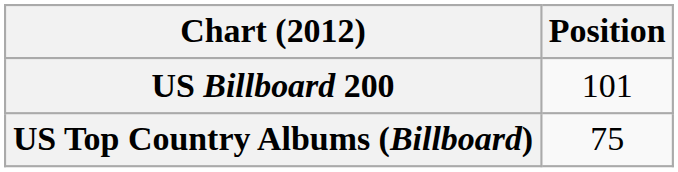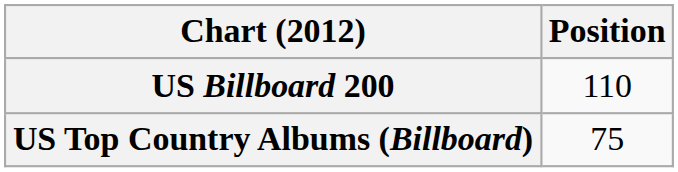(607, 85) 101 -> (607, 85) 110
